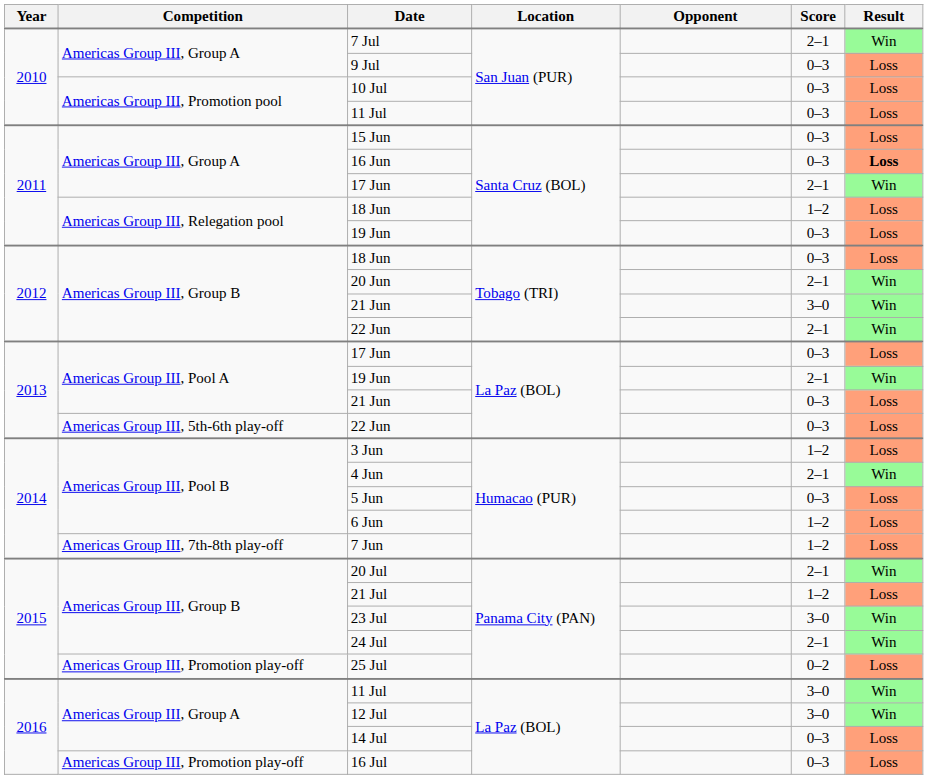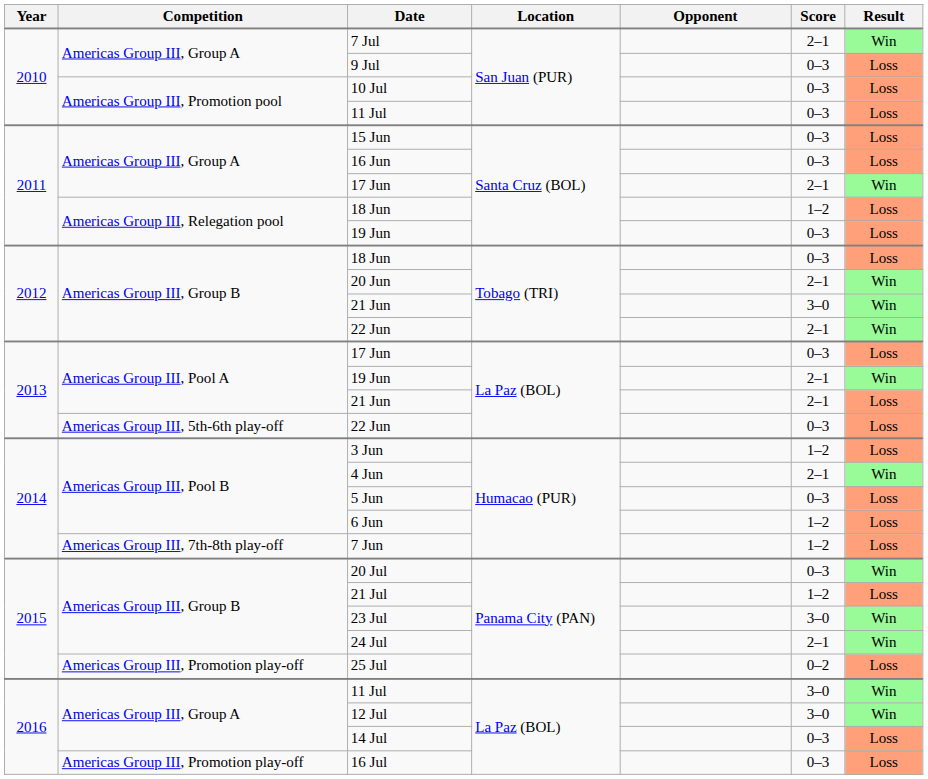(884, 161) bold -> (884, 161) normal
(818, 401) 0–3 -> (818, 401) 2–1
(818, 570) 2–1 -> (818, 570) 0–3
